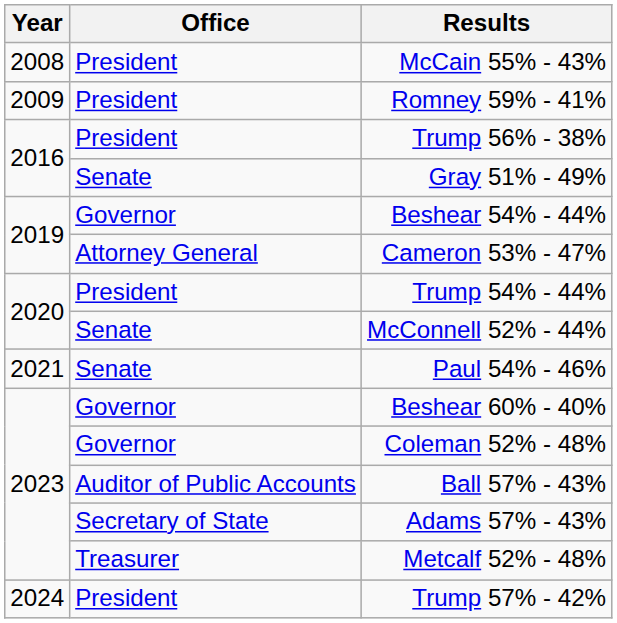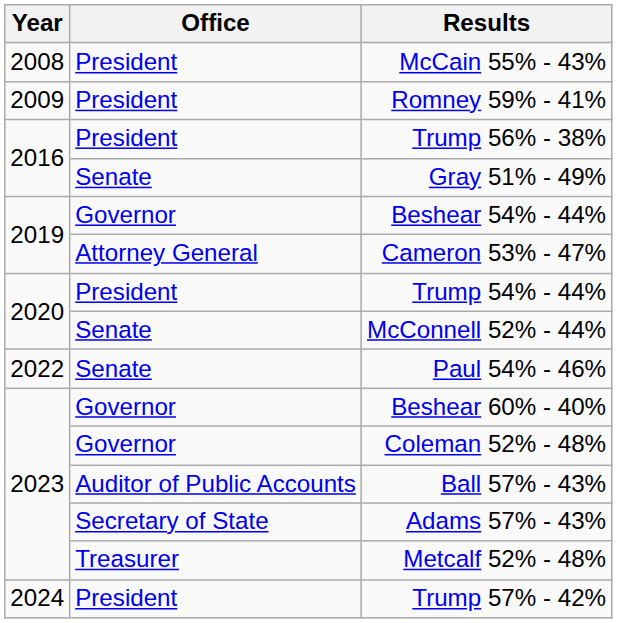(37, 368) 2021 -> (37, 368) 2022
